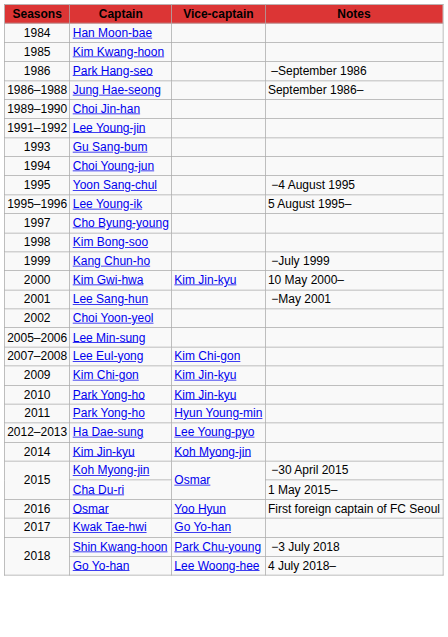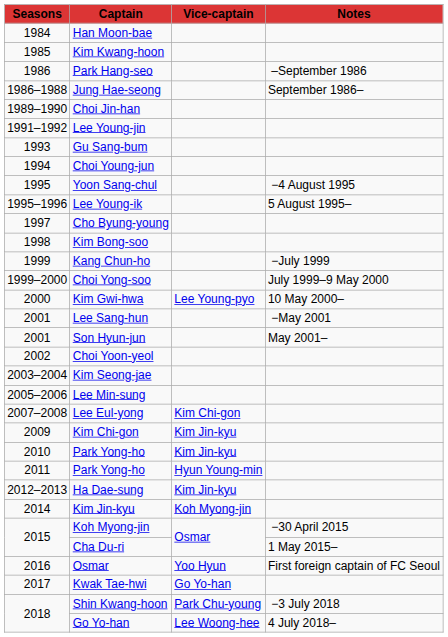+ row: (37, 280)
(205, 280) Kim Jin-kyu -> (214, 299) Lee Young-pyo
+ row: (37, 337)
+ row: (37, 375)
(214, 432) Lee Young-pyo -> (205, 489) Kim Jin-kyu
